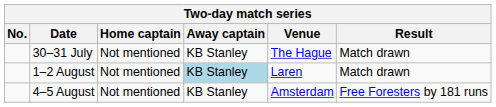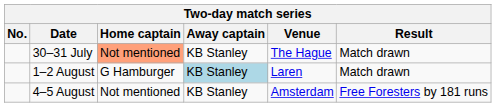(140, 53) no background -> (140, 53) lightsalmon background
(140, 72) Not mentioned -> (137, 72) G Hamburger
